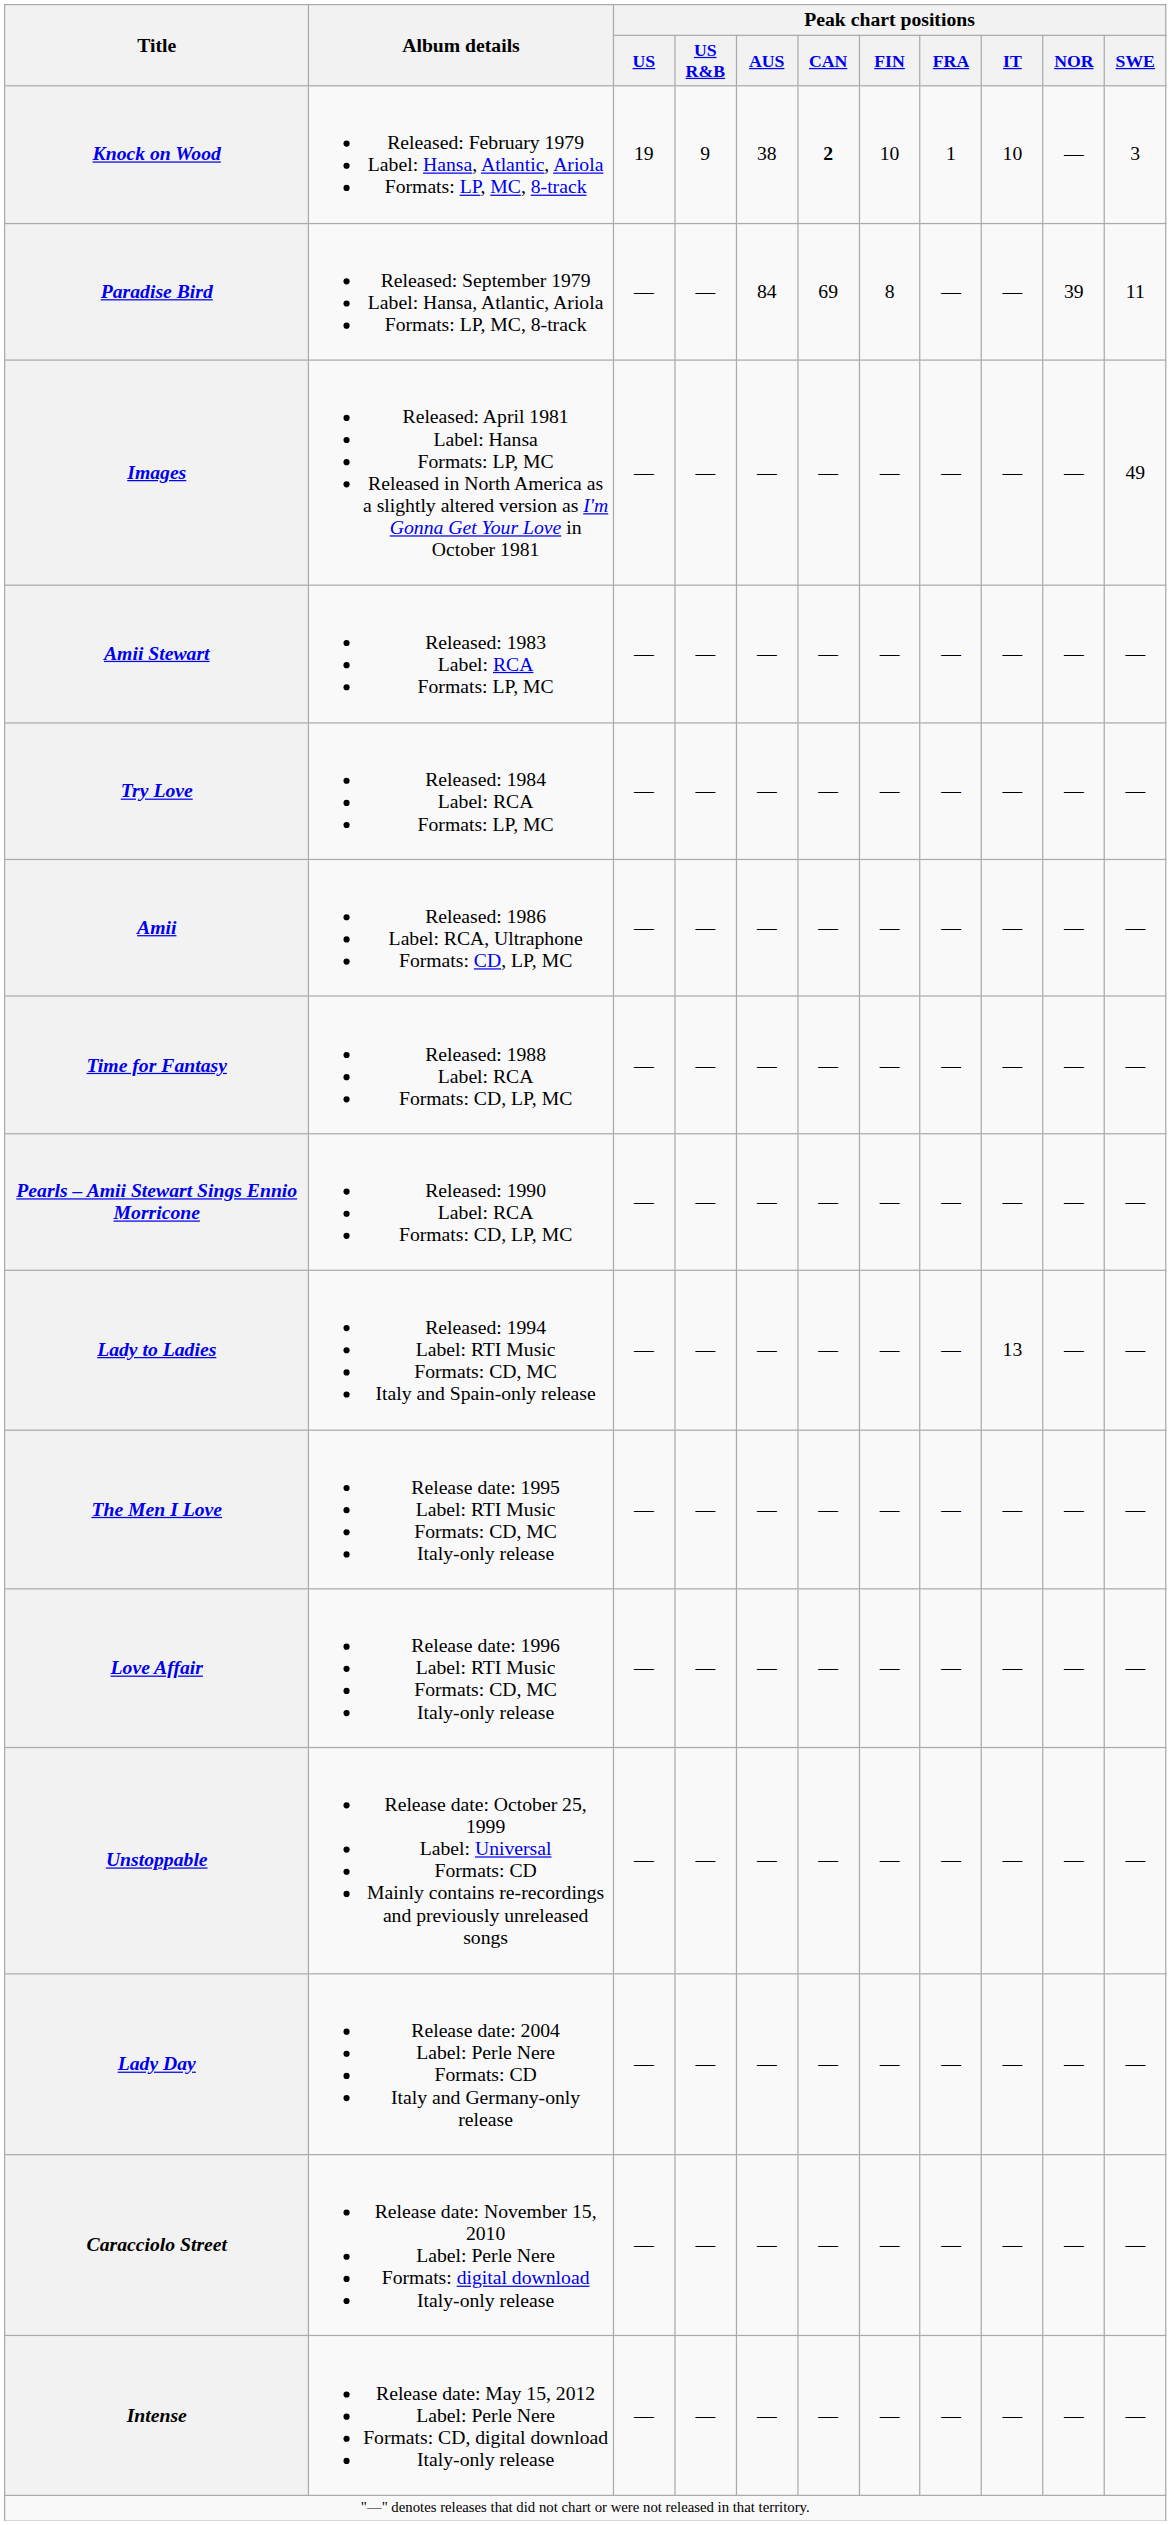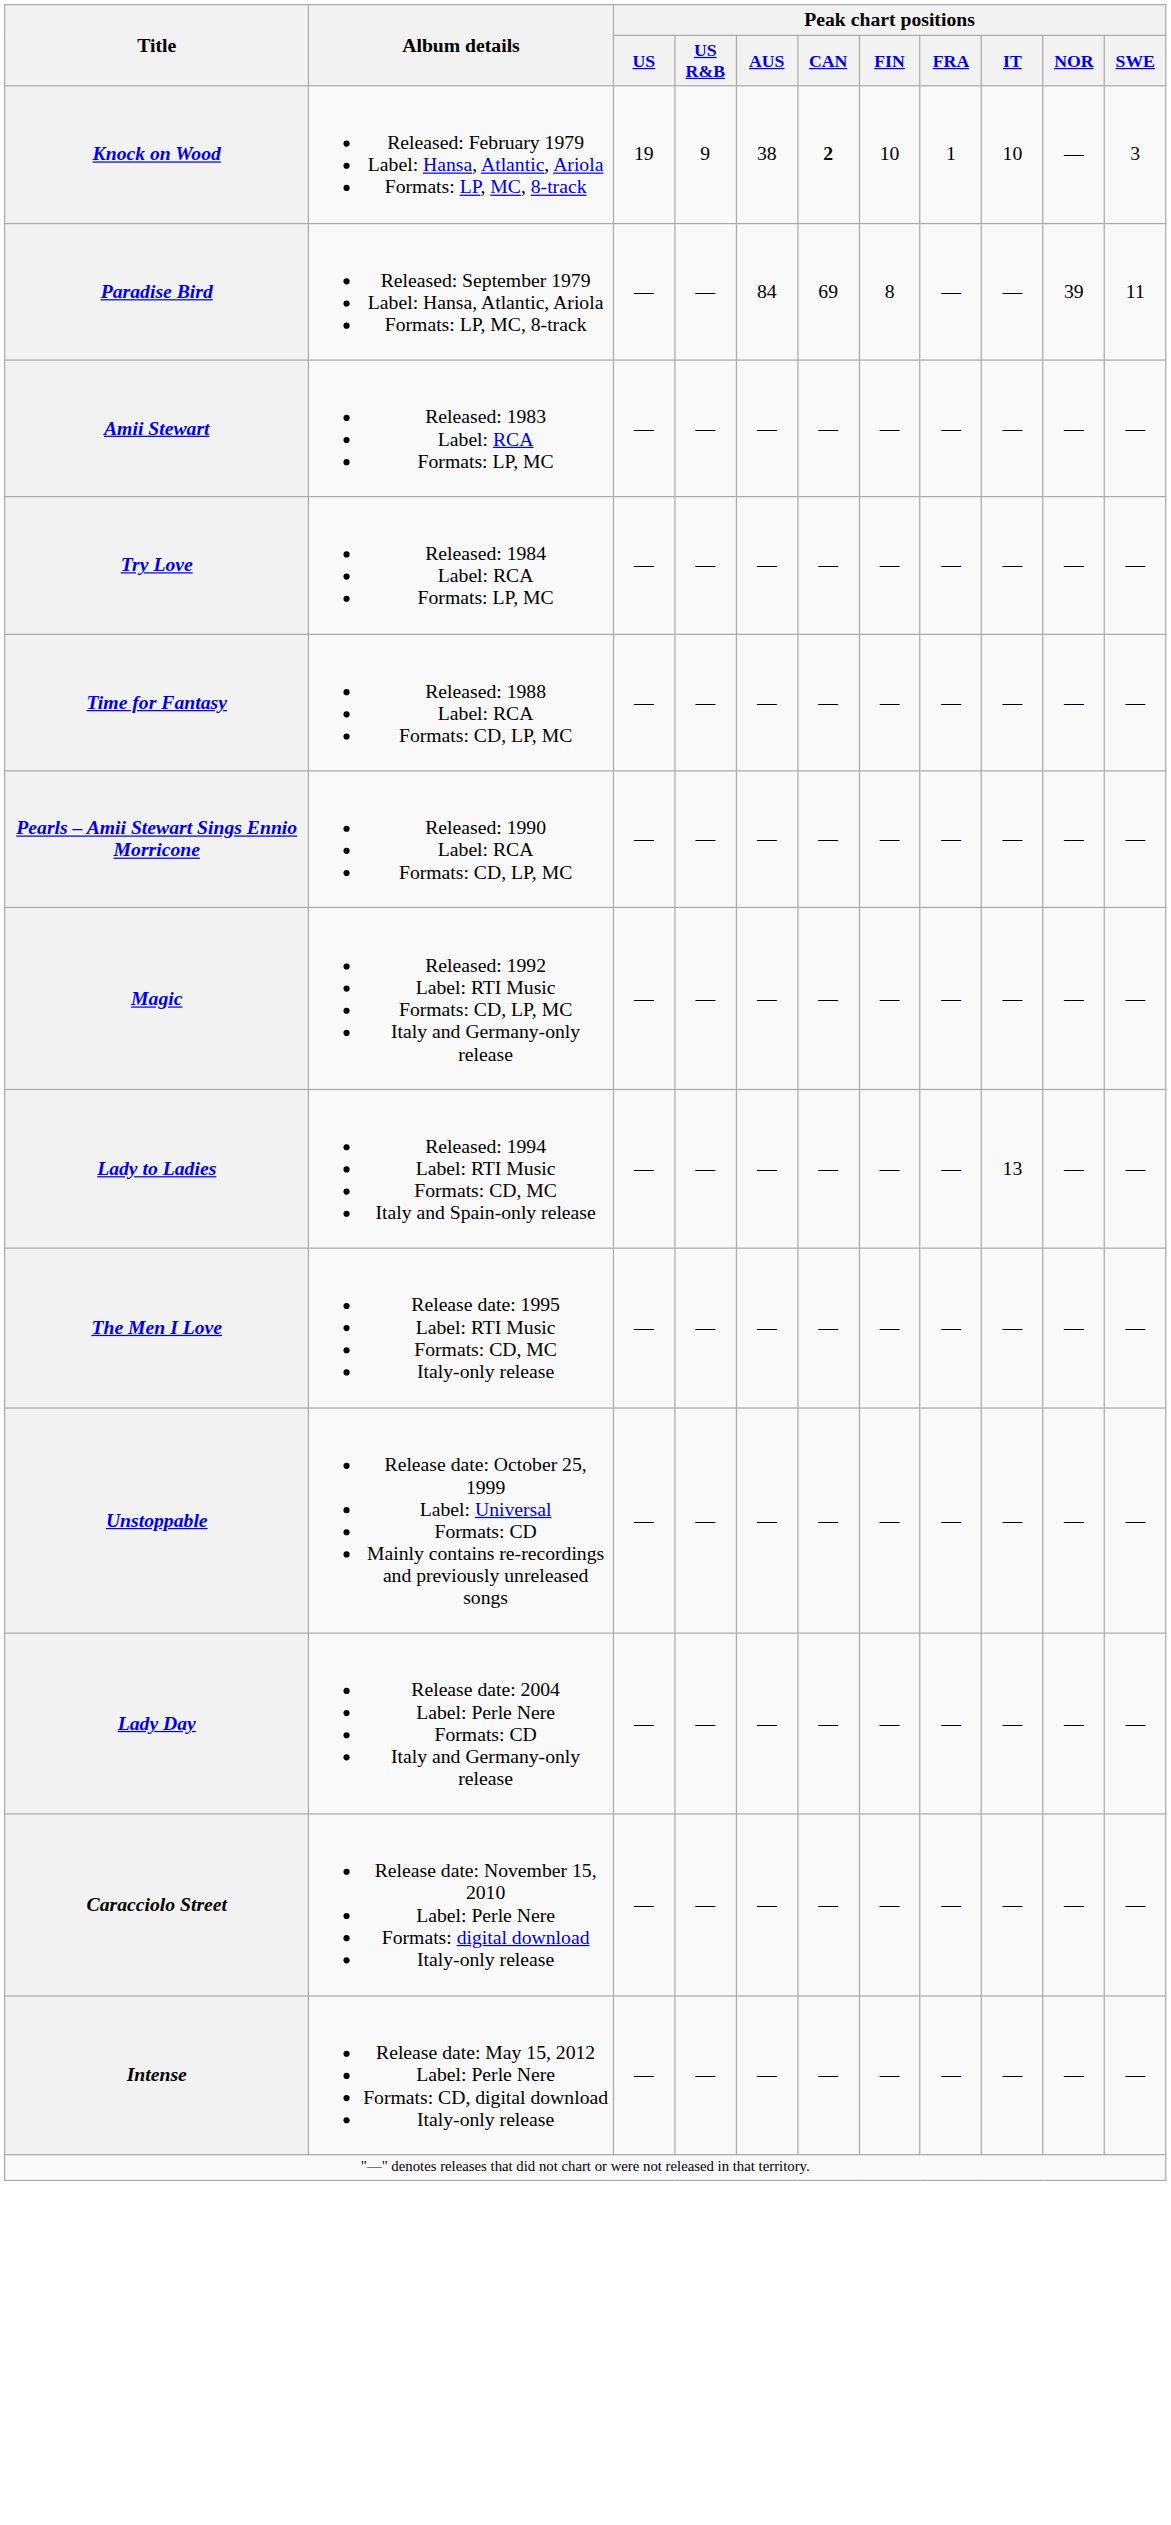- row: (157, 472)
- row: (157, 927)
+ row: (157, 998)
- row: (157, 1668)
